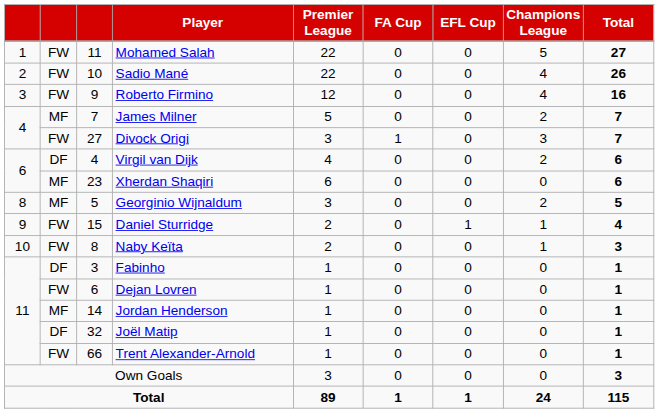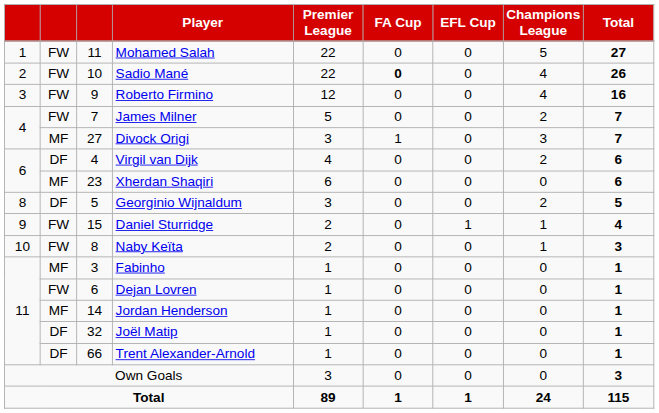(398, 73) normal -> (398, 73) bold
(58, 116) MF -> (58, 116) FW
(58, 138) FW -> (58, 138) MF
(58, 203) MF -> (58, 203) DF
(58, 267) DF -> (58, 267) MF
(58, 354) FW -> (58, 354) DF
